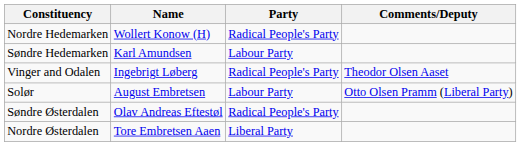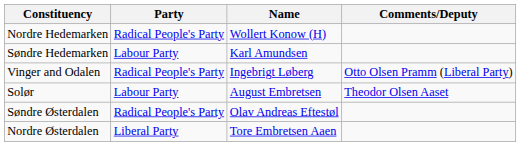columns swapped: (168, 14) <-> (283, 14)
(396, 72) Theodor Olsen Aaset -> (428, 72) Otto Olsen Pramm (Liberal Party)
(428, 92) Otto Olsen Pramm (Liberal Party) -> (396, 92) Theodor Olsen Aaset
